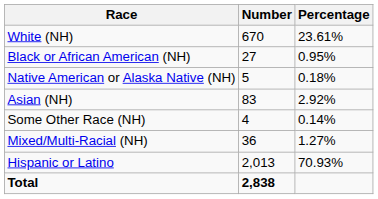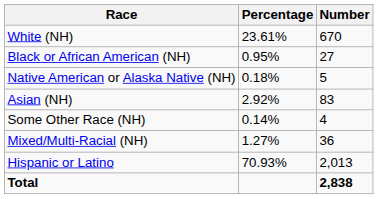columns swapped: (267, 15) <-> (334, 15)
